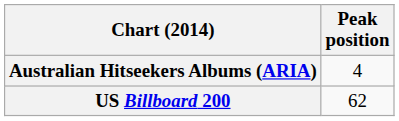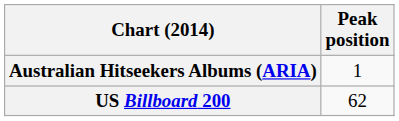(358, 70) 4 -> (358, 70) 1
